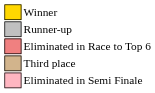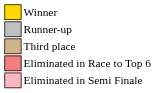rows swapped: (50, 63) <-> (87, 46)
